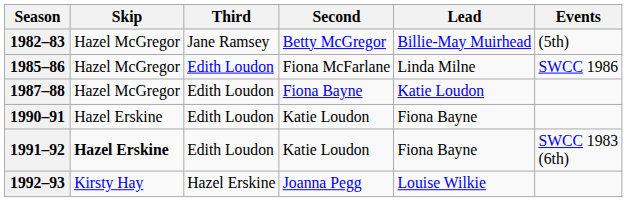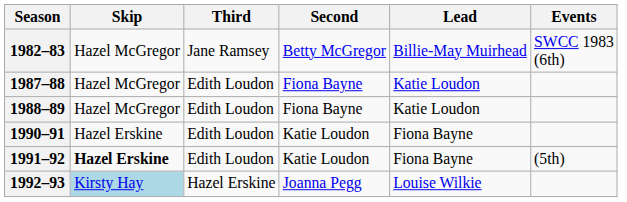(554, 41) (5th) -> (574, 50) SWCC 1983 (6th)
- row: (38, 66)
+ row: (38, 109)
(578, 150) SWCC 1983 (6th) -> (549, 158) (5th)
(109, 183) no background -> (109, 183) lightblue background
